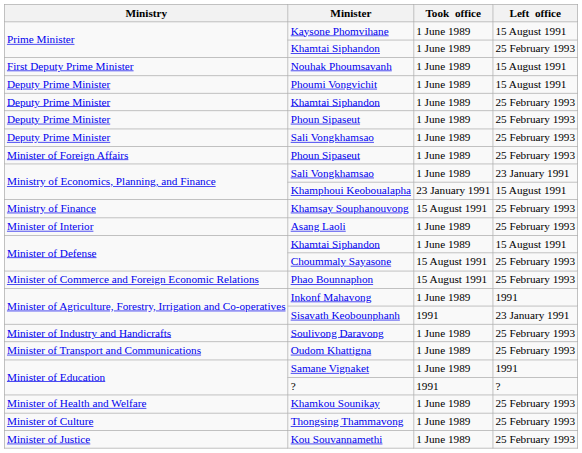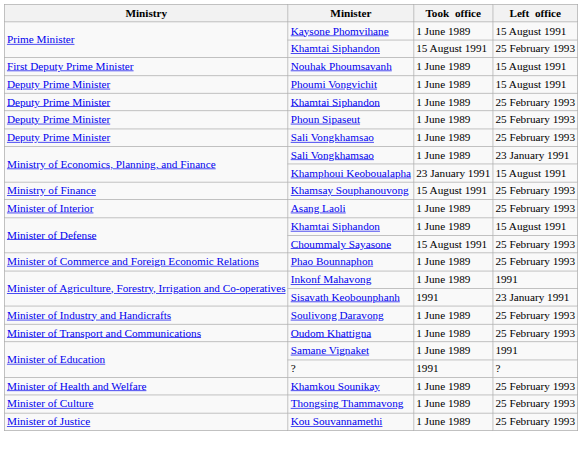(443, 48) 1 June 1989 -> (452, 48) 15 August 1991
- row: (68, 155)
(452, 279) 15 August 1991 -> (443, 262) 1 June 1989
